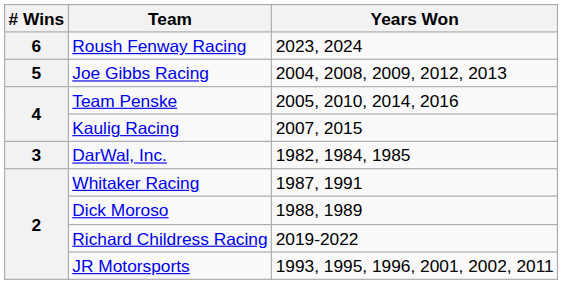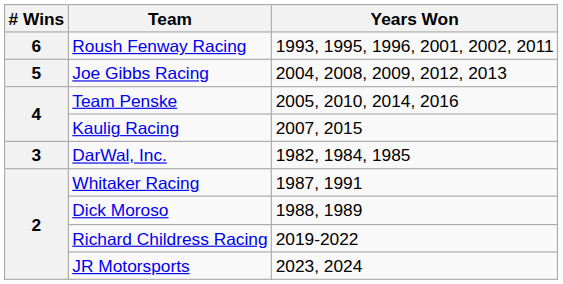(319, 46) 2023, 2024 -> (415, 46) 1993, 1995, 1996, 2001, 2002, 2011
(415, 265) 1993, 1995, 1996, 2001, 2002, 2011 -> (319, 265) 2023, 2024
